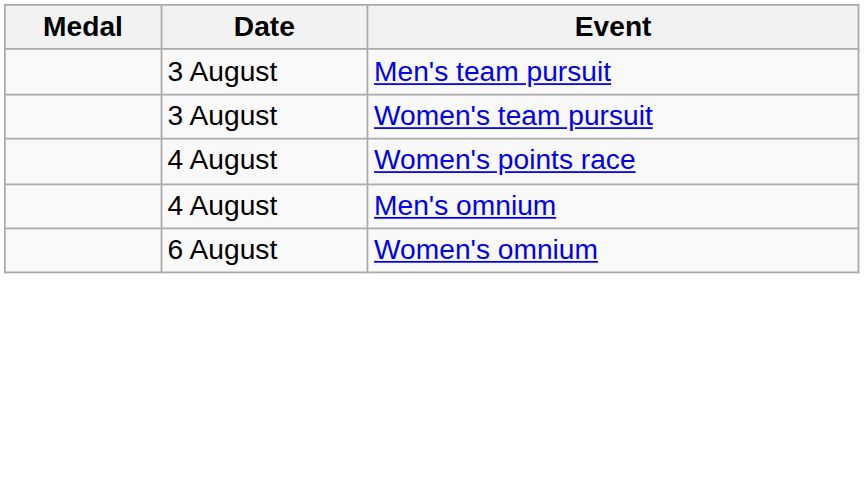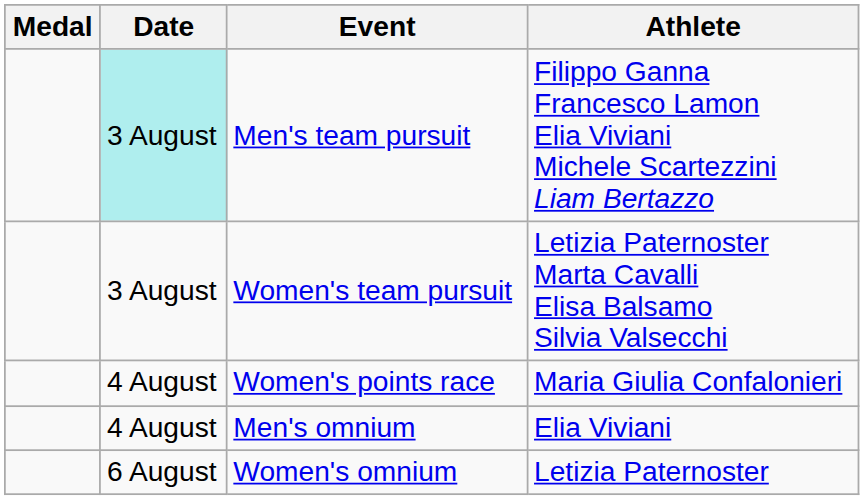+ column: (693, 26)
(222, 71) no background -> (162, 134) paleturquoise background
